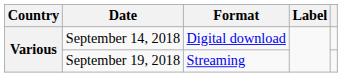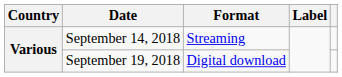(236, 38) Digital download -> (216, 38) Streaming
(216, 60) Streaming -> (236, 60) Digital download
